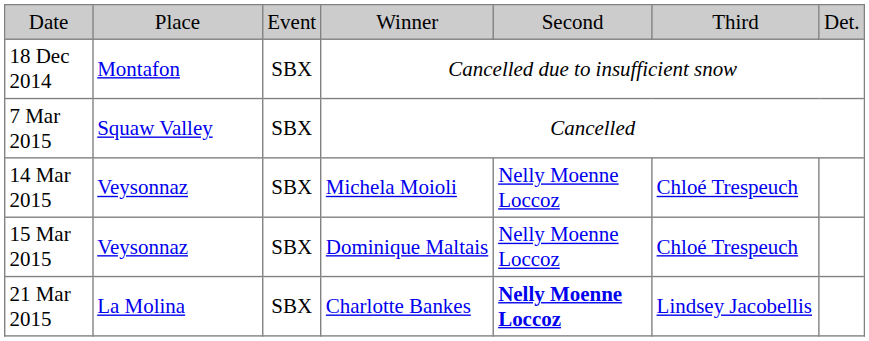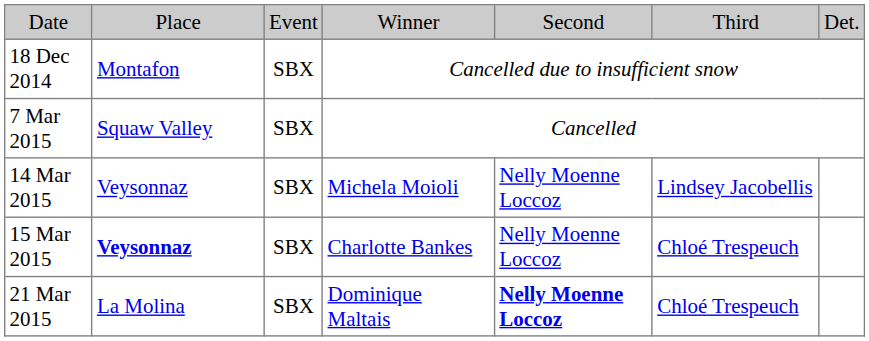(727, 187) Chloé Trespeuch -> (735, 187) Lindsey Jacobellis
(143, 246) normal -> (144, 246) bold
(407, 246) Dominique Maltais -> (400, 246) Charlotte Bankes
(398, 306) Charlotte Bankes -> (375, 306) Dominique Maltais
(734, 306) Lindsey Jacobellis -> (728, 306) Chloé Trespeuch
